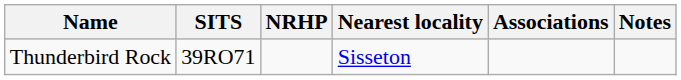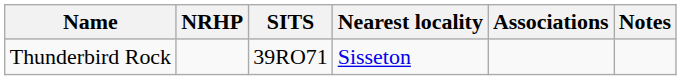columns swapped: (218, 21) <-> (297, 21)
